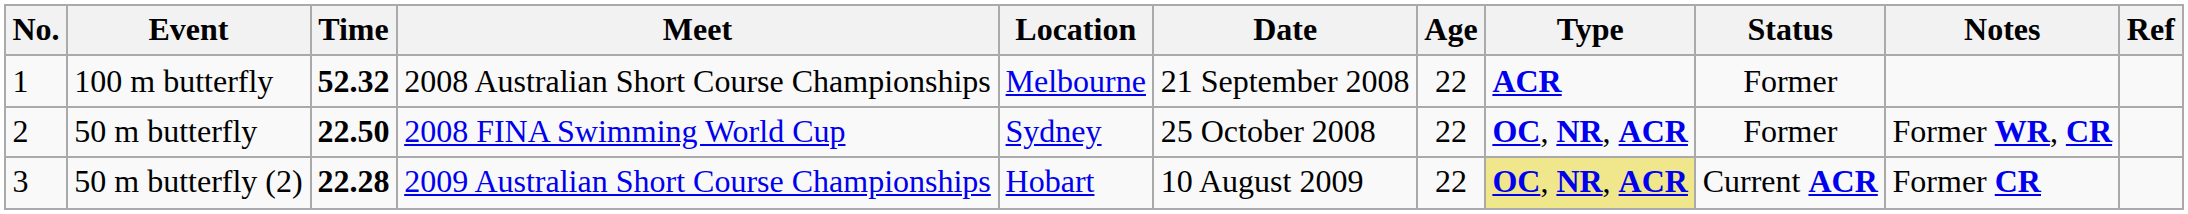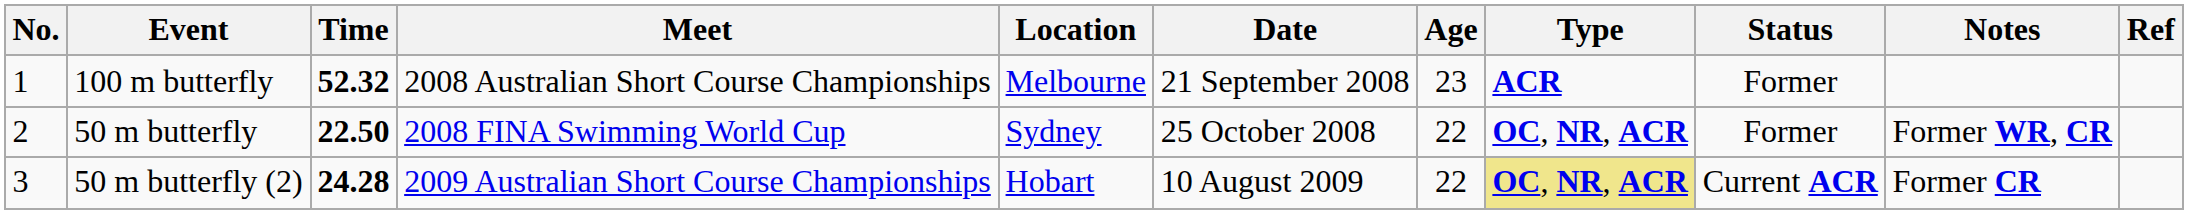(1451, 80) 22 -> (1451, 80) 23
(353, 182) 22.28 -> (353, 182) 24.28
